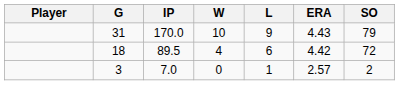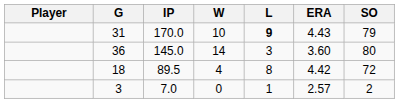(269, 32) normal -> (269, 32) bold
+ row: (119, 51)
(269, 51) 6 -> (269, 70) 8
